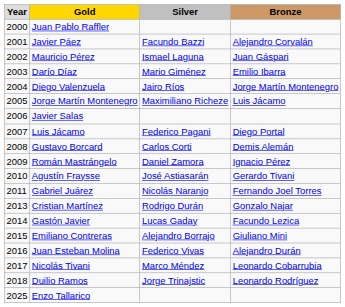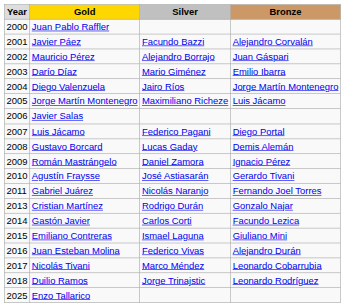(173, 57) Ismael Laguna -> (178, 57) Alejandro Borrajo
(167, 146) Carlos Corti -> (170, 146) Lucas Gaday
(170, 221) Lucas Gaday -> (167, 221) Carlos Corti
(178, 236) Alejandro Borrajo -> (173, 236) Ismael Laguna
